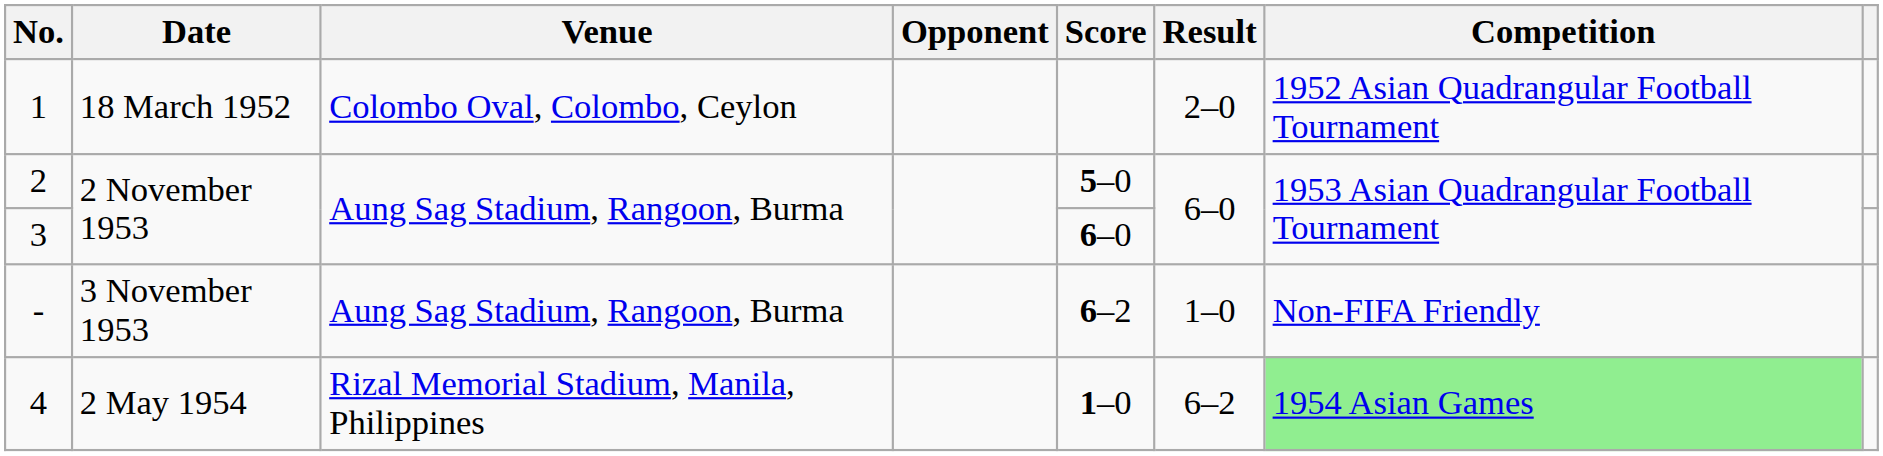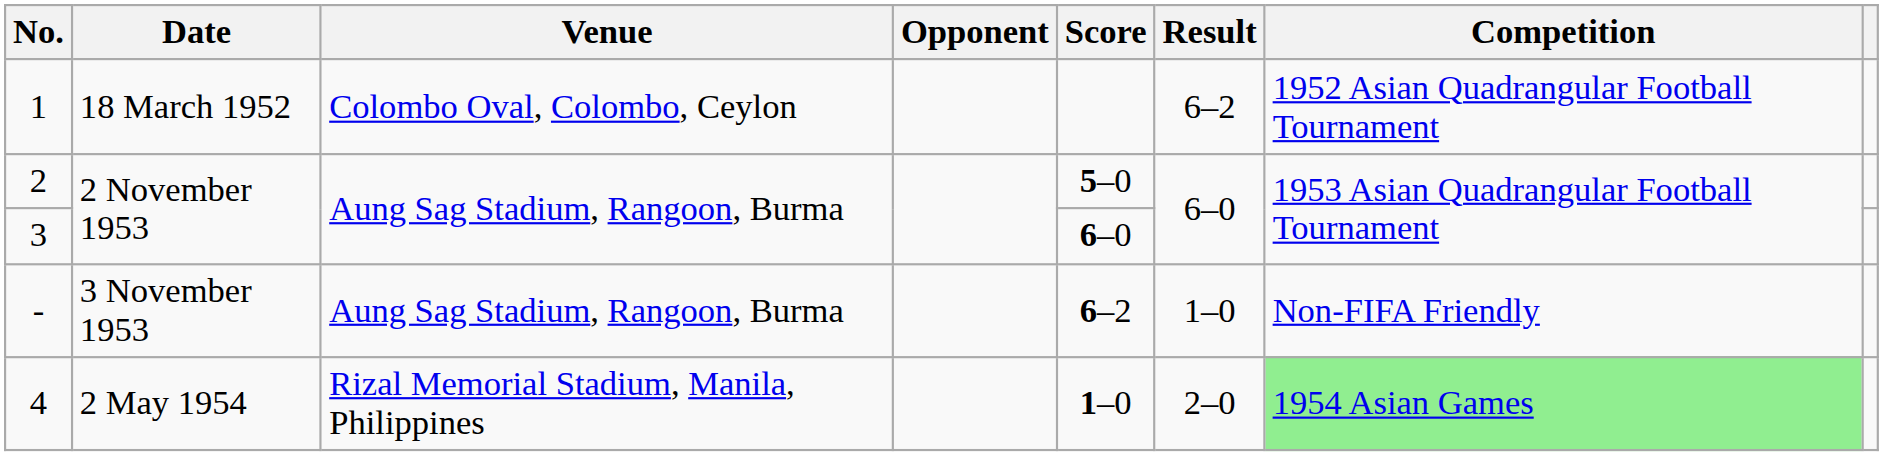(1210, 106) 2–0 -> (1210, 106) 6–2
(1210, 403) 6–2 -> (1210, 403) 2–0
